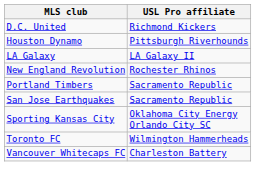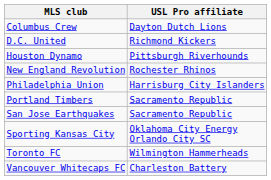+ row: (42, 26)
- row: (31, 56)
+ row: (55, 85)
